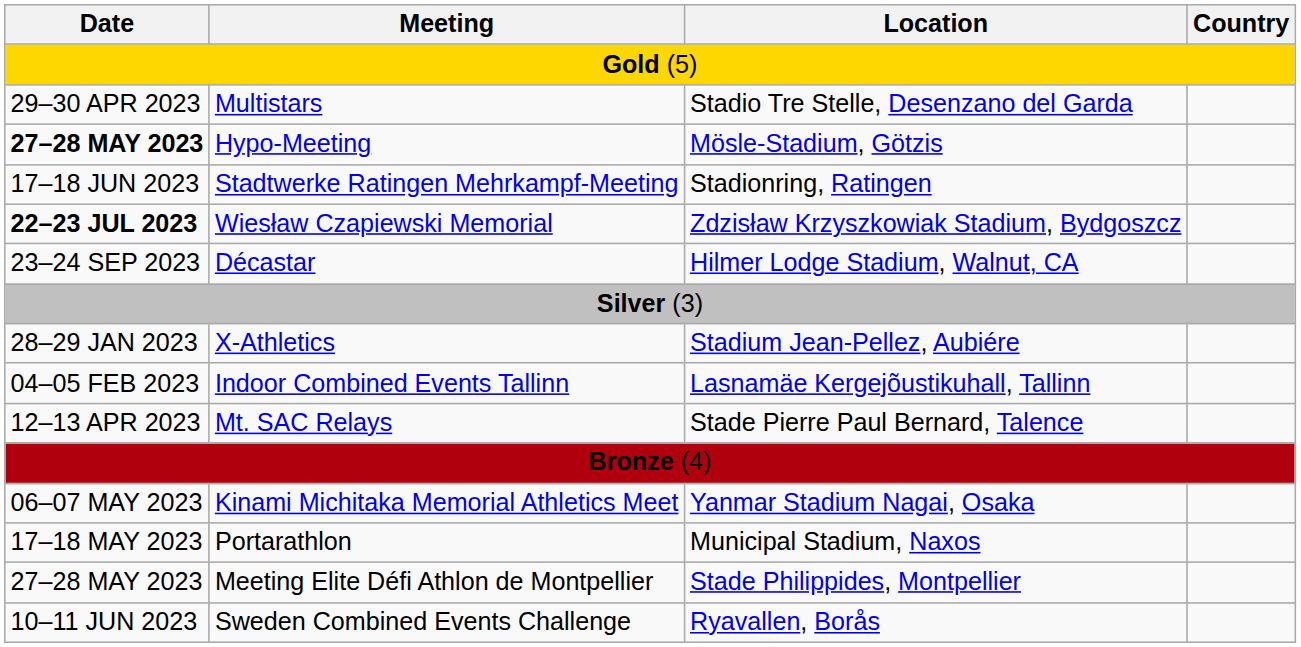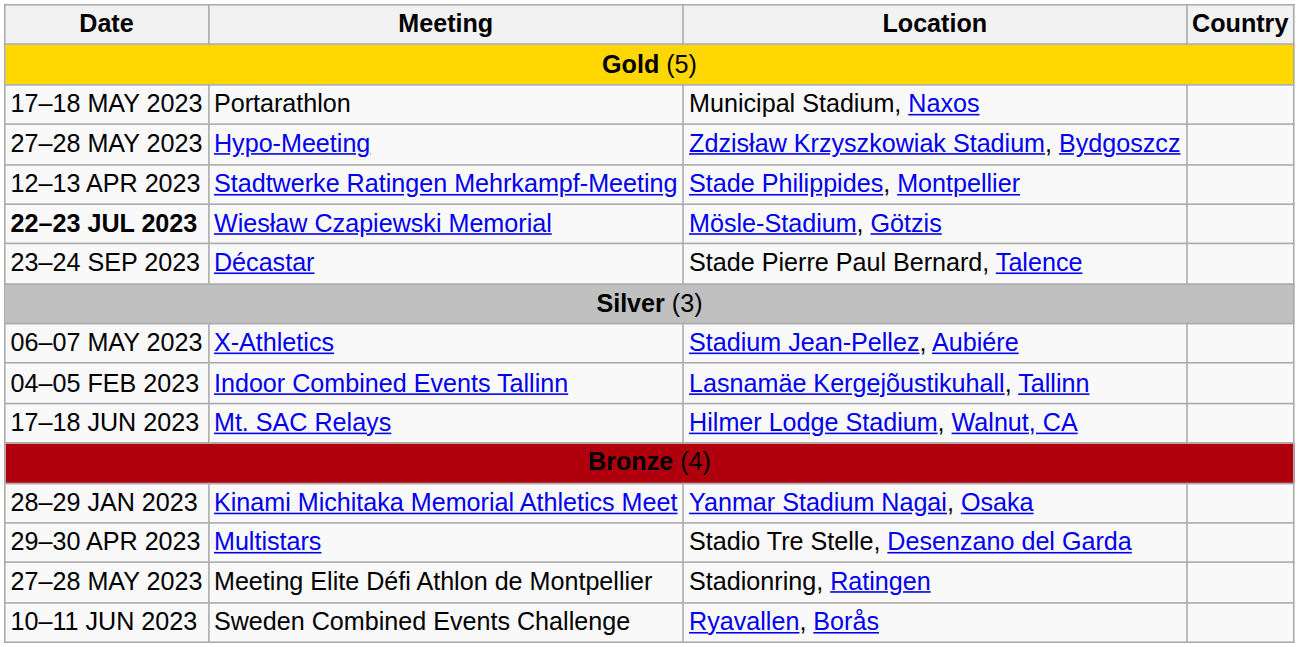rows swapped: (269, 104) <-> (283, 542)
(107, 143) bold -> (106, 143) normal
(816, 143) Mösle-Stadium, Götzis -> (935, 143) Zdzisław Krzyszkowiak Stadium, Bydgoszcz
(105, 183) 17–18 JUN 2023 -> (106, 183) 12–13 APR 2023
(811, 183) Stadionring, Ratingen -> (855, 183) Stade Philippides, Montpellier
(936, 223) Zdzisław Krzyszkowiak Stadium, Bydgoszcz -> (815, 223) Mösle-Stadium, Götzis
(884, 263) Hilmer Lodge Stadium, Walnut, CA -> (886, 263) Stade Pierre Paul Bernard, Talence
(104, 343) 28–29 JAN 2023 -> (106, 343) 06–07 MAY 2023
(106, 422) 12–13 APR 2023 -> (105, 422) 17–18 JUN 2023
(887, 422) Stade Pierre Paul Bernard, Talence -> (883, 422) Hilmer Lodge Stadium, Walnut, CA
(106, 502) 06–07 MAY 2023 -> (104, 502) 28–29 JAN 2023
(856, 582) Stade Philippides, Montpellier -> (810, 582) Stadionring, Ratingen
